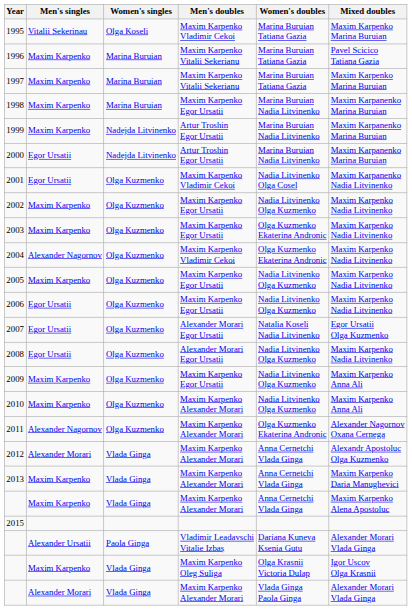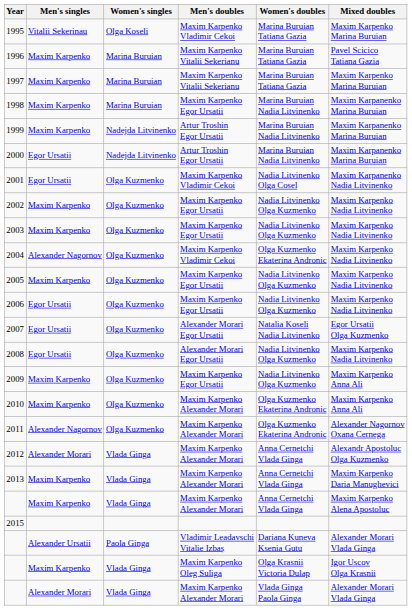(292, 230) Olga Kuzmenko Ekaterina Andronic -> (289, 230) Nadia Litvinenko Olga Kuzmenko
(289, 404) Nadia Litvinenko Olga Kuzmenko -> (292, 404) Olga Kuzmenko Ekaterina Andronic
